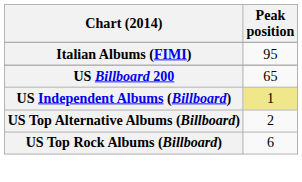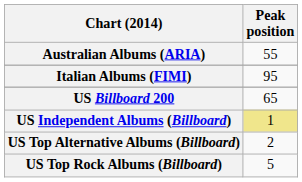+ row: (124, 53)
(270, 143) 6 -> (270, 165) 5
